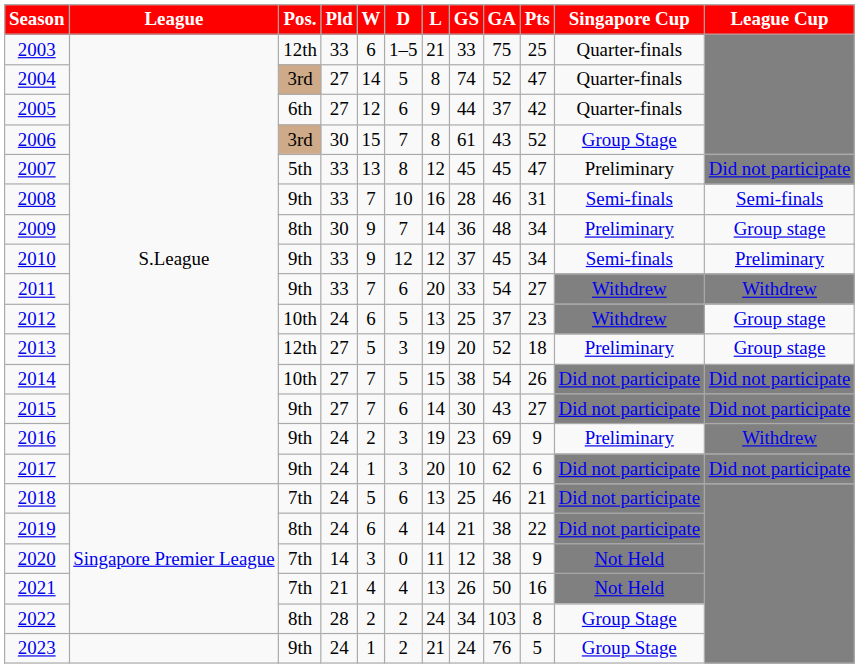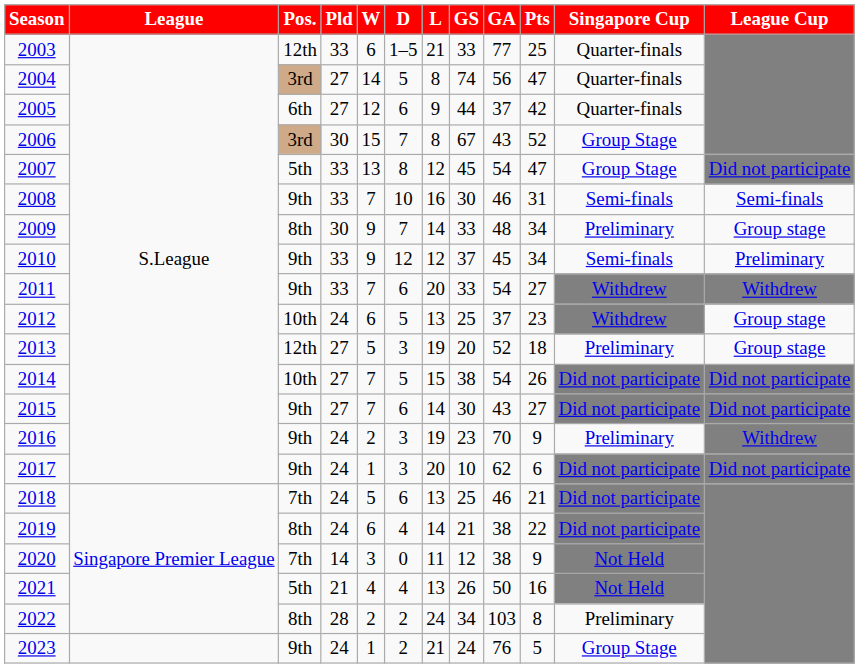(502, 49) 75 -> (502, 49) 77
(502, 79) 52 -> (502, 79) 56
(466, 139) 61 -> (466, 139) 67
(502, 169) 45 -> (502, 169) 54
(629, 169) Preliminary -> (629, 169) Group Stage
(466, 199) 28 -> (466, 199) 30
(466, 229) 36 -> (466, 229) 33
(502, 438) 69 -> (502, 438) 70
(300, 588) 7th -> (300, 588) 5th
(629, 618) Group Stage -> (629, 618) Preliminary
